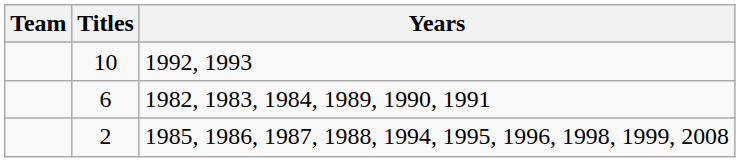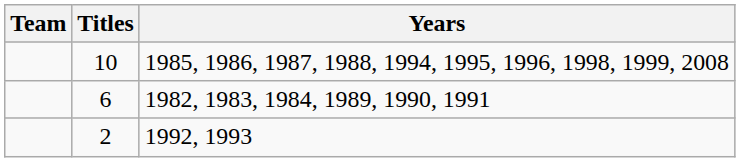(198, 61) 1992, 1993 -> (437, 61) 1985, 1986, 1987, 1988, 1994, 1995, 1996, 1998, 1999, 2008
(437, 136) 1985, 1986, 1987, 1988, 1994, 1995, 1996, 1998, 1999, 2008 -> (198, 136) 1992, 1993
